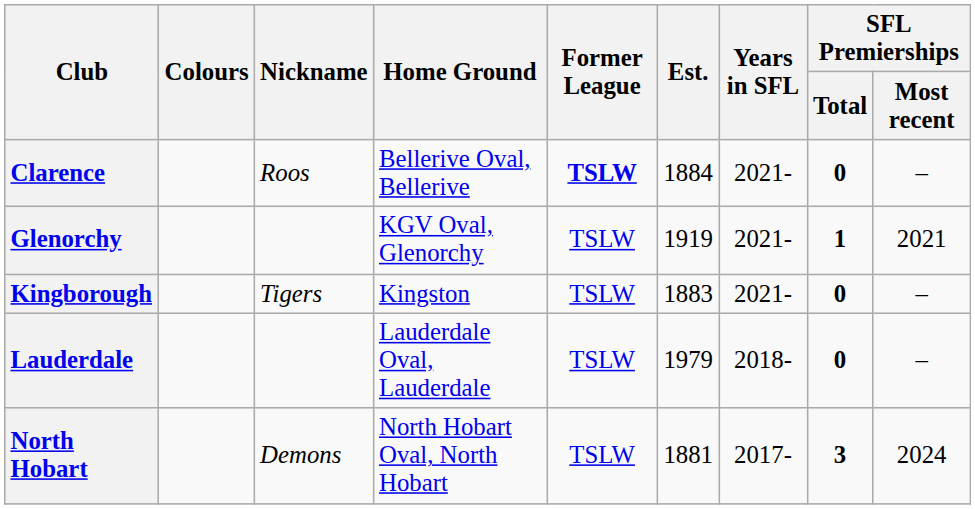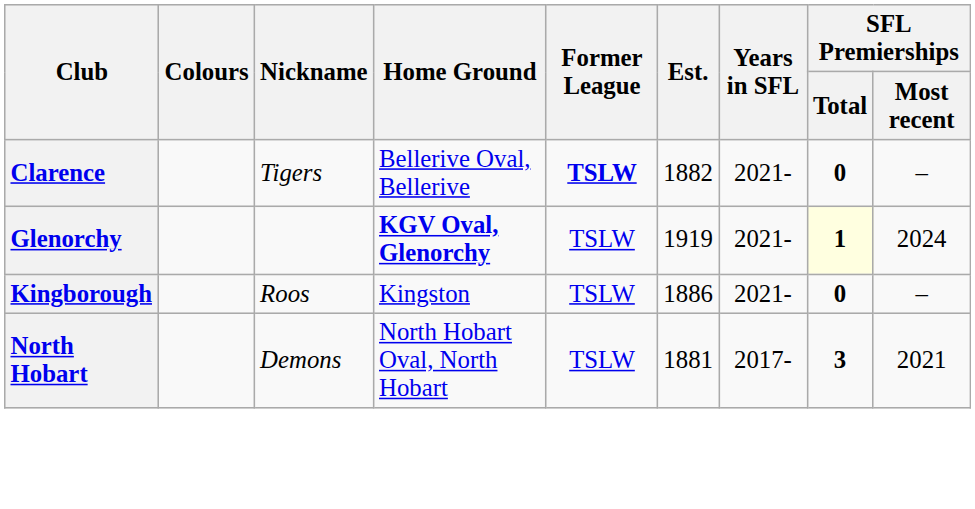(285, 172) Roos -> (291, 172) Tigers
(688, 172) 1884 -> (688, 172) 1882
(436, 239) normal -> (439, 239) bold
(840, 239) no background -> (840, 239) lightyellow background
(922, 239) 2021 -> (922, 239) 2024
(291, 293) Tigers -> (285, 293) Roos
(688, 293) 1883 -> (688, 293) 1886
- row: (72, 360)
(922, 455) 2024 -> (922, 360) 2021
